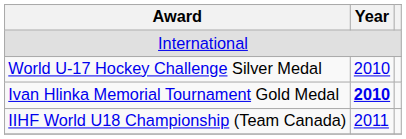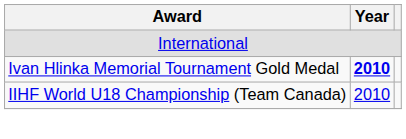- row: (165, 69)
(371, 120) 2011 -> (372, 95) 2010
